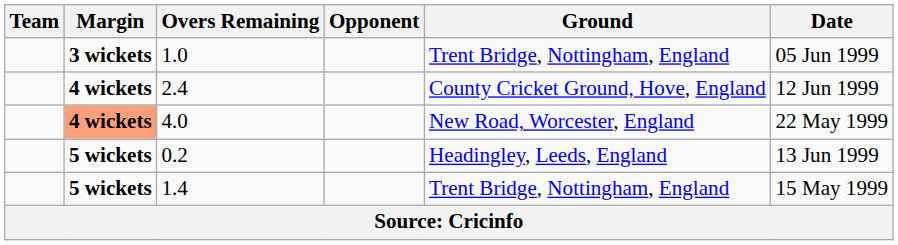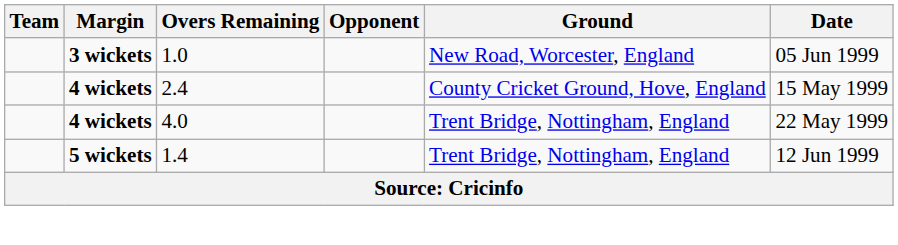(579, 54) Trent Bridge, Nottingham, England -> (562, 54) New Road, Worcester, England
(827, 88) 12 Jun 1999 -> (832, 88) 15 May 1999
(110, 121) lightsalmon background -> (110, 121) no background
(562, 121) New Road, Worcester, England -> (579, 121) Trent Bridge, Nottingham, England
- row: (175, 155)
(832, 188) 15 May 1999 -> (827, 155) 12 Jun 1999
